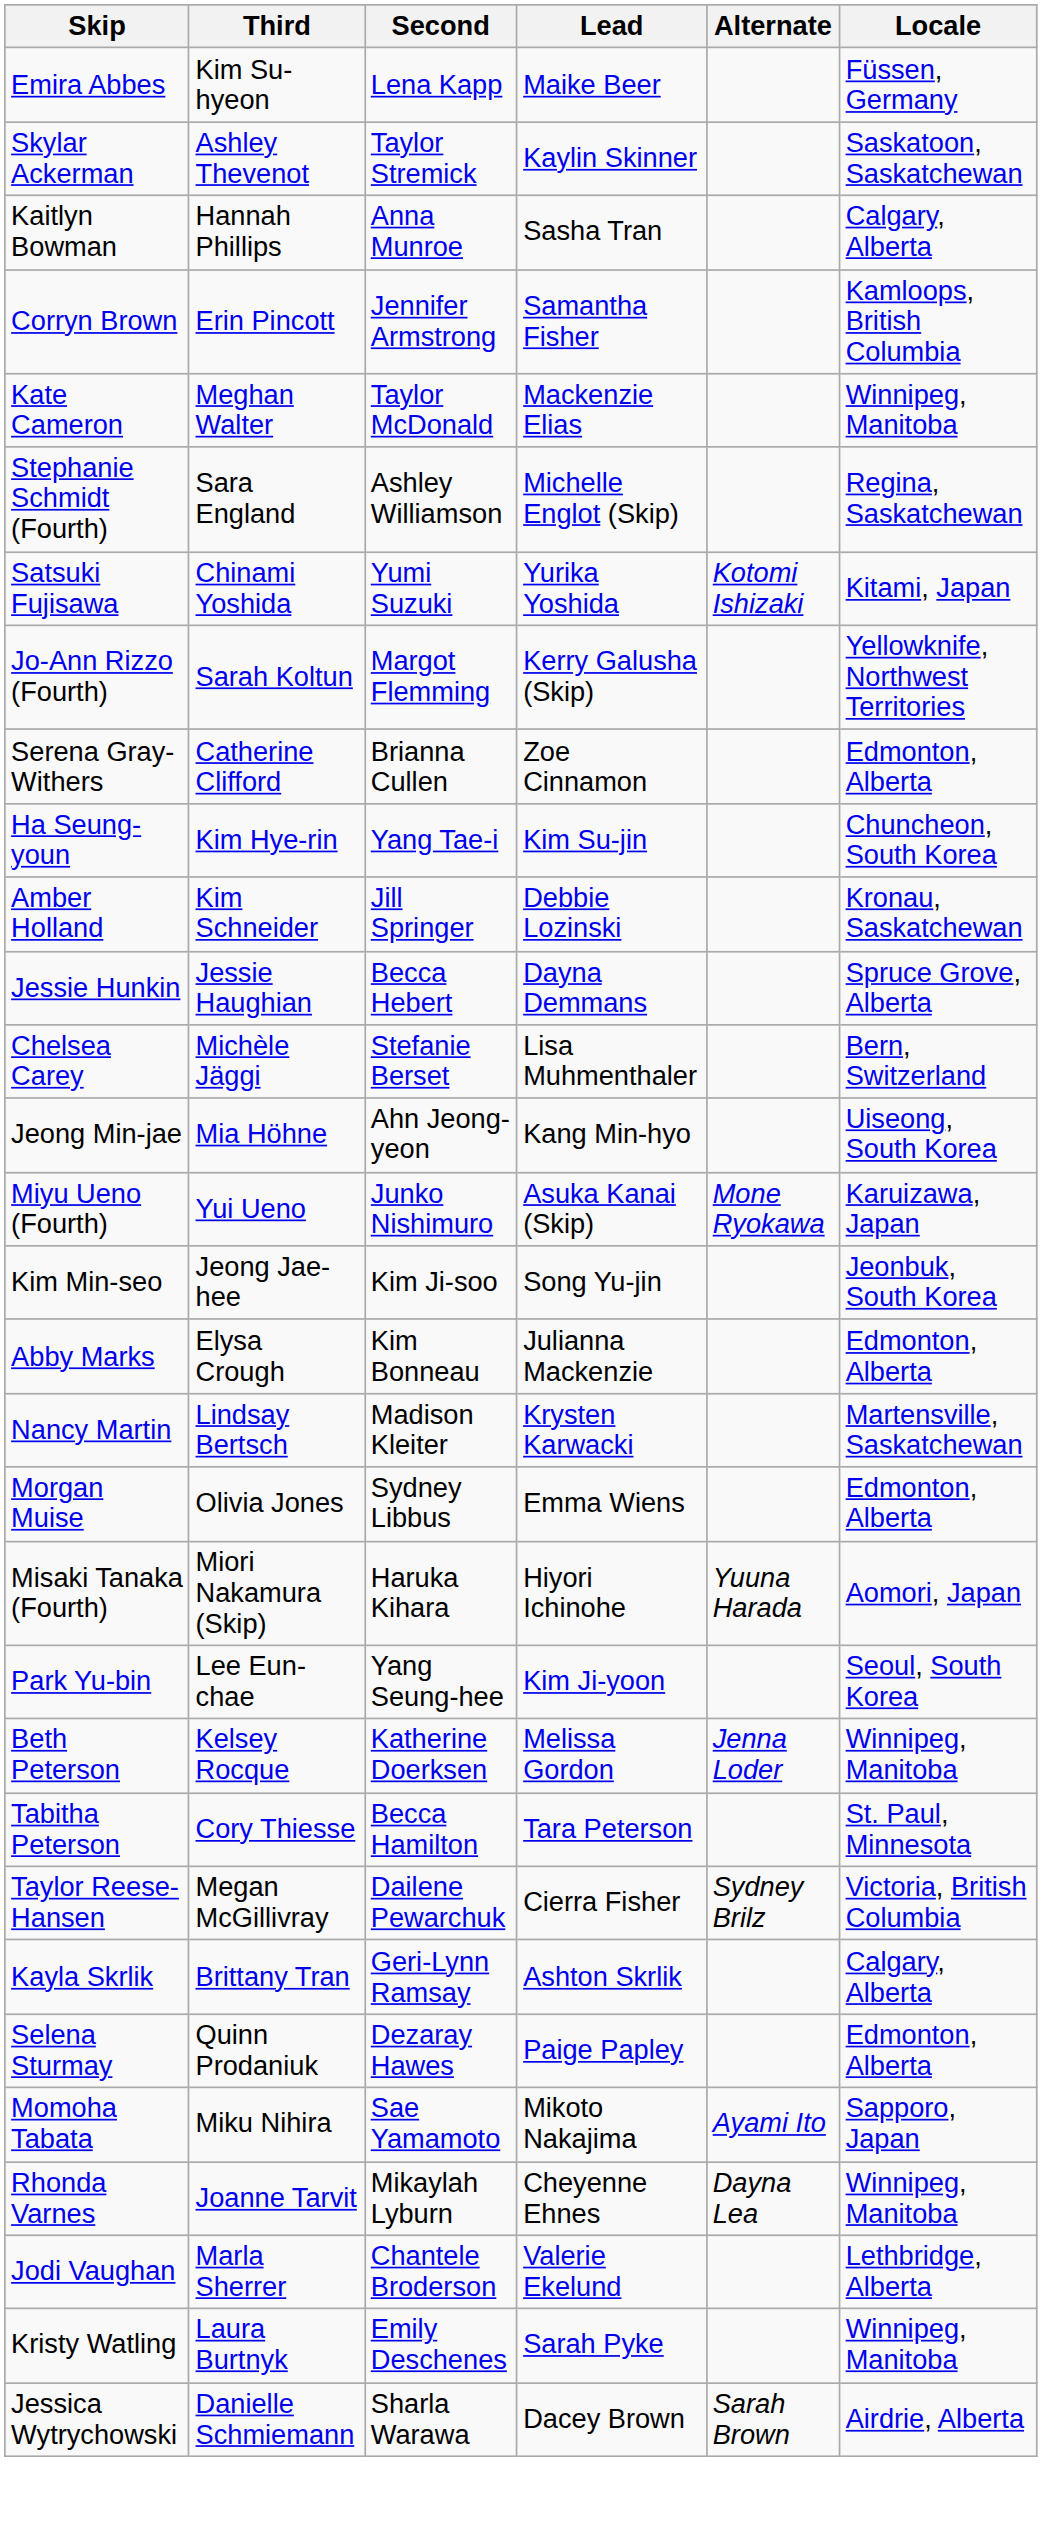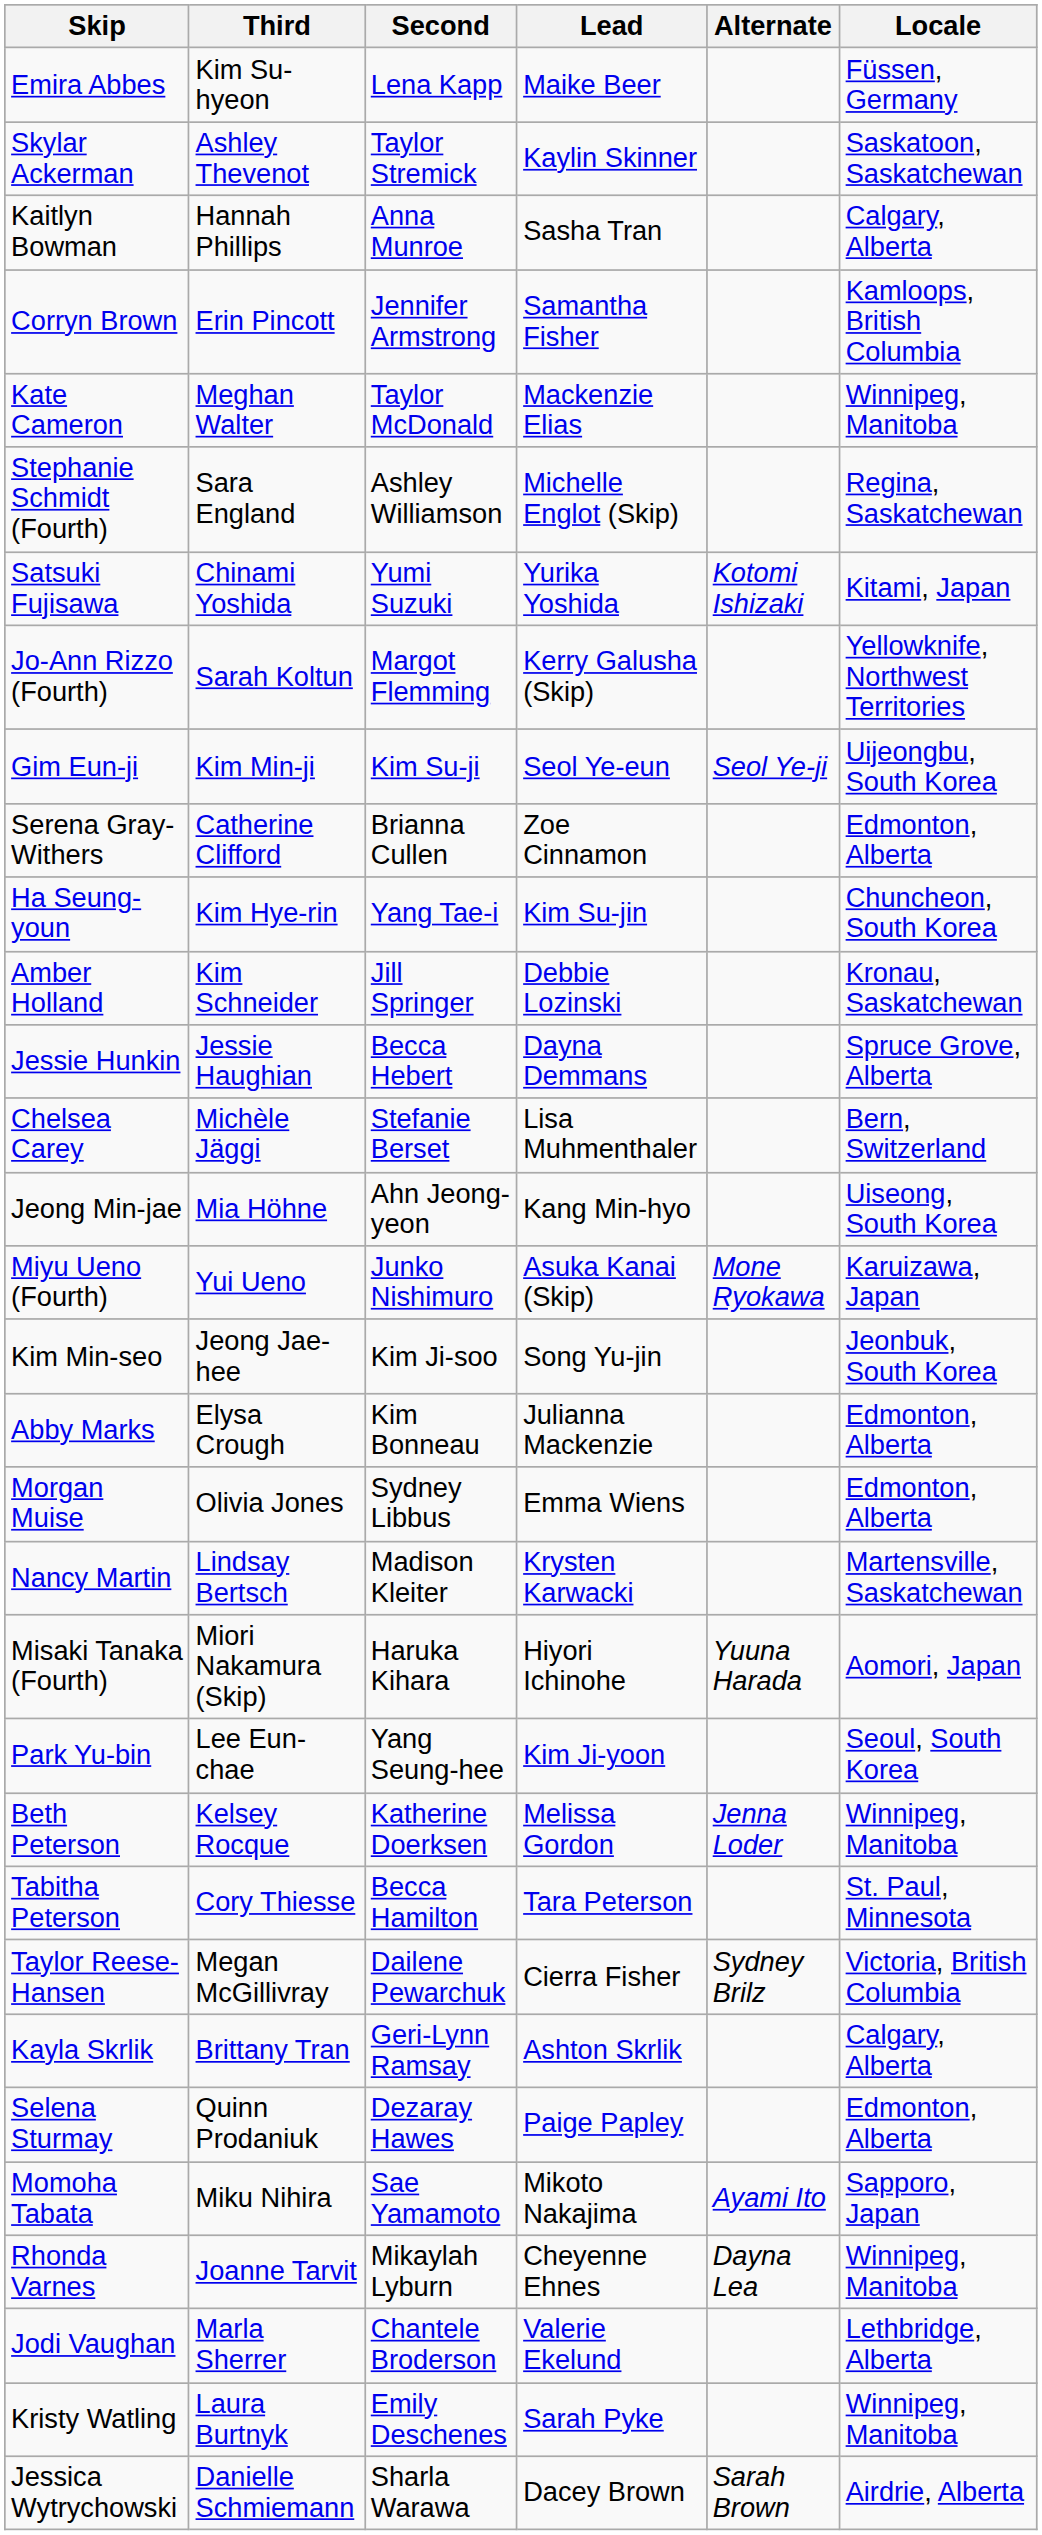+ row: (75, 766)
rows swapped: (91, 1429) <-> (57, 1503)
